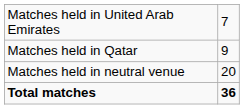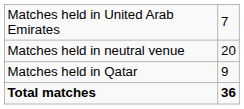rows swapped: (96, 72) <-> (72, 51)
